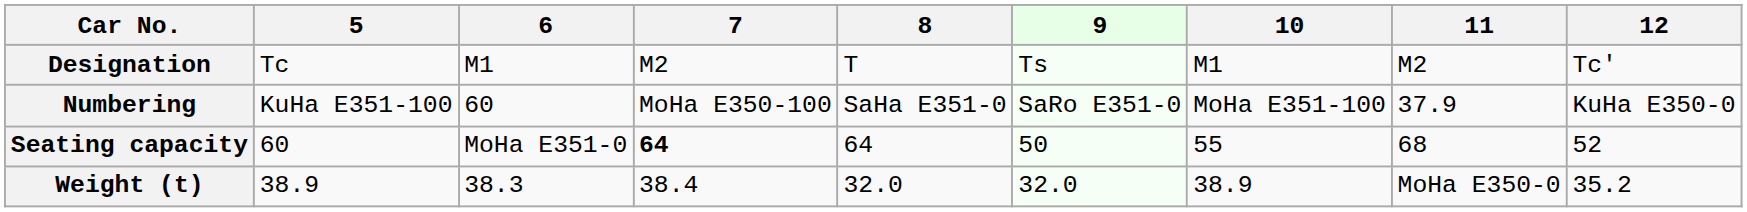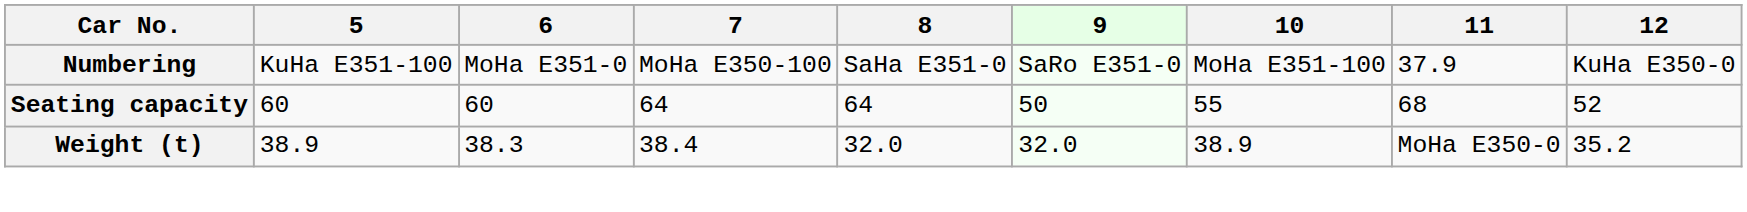- row: (129, 65)
(479, 106) 60 -> (546, 65) MoHa E351-0
(546, 146) MoHa E351-0 -> (479, 106) 60
(654, 146) bold -> (654, 106) normal
